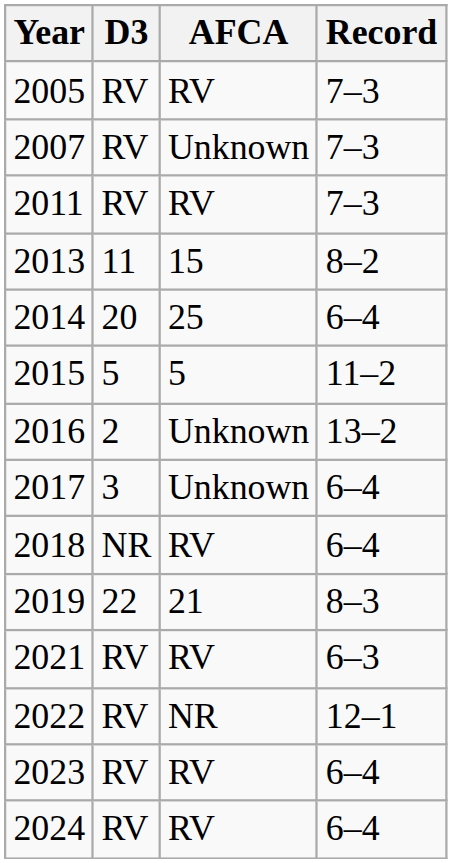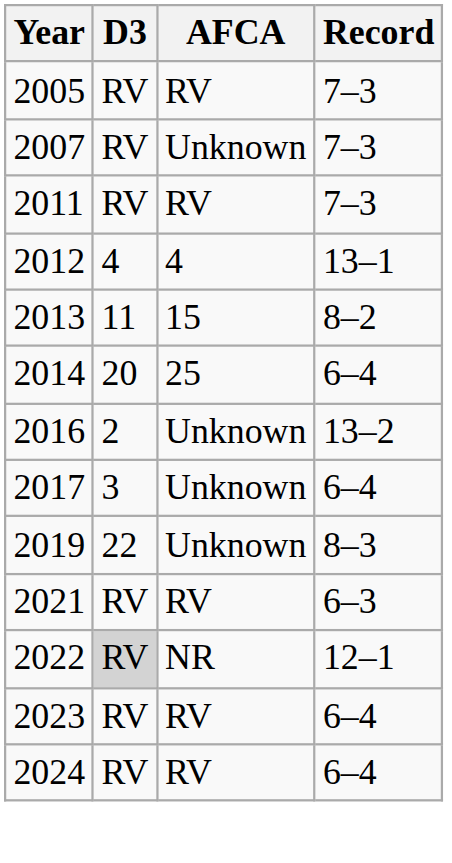+ row: (49, 260)
- row: (49, 373)
- row: (49, 544)
(186, 601) 21 -> (236, 544) Unknown
(125, 714) no background -> (125, 658) lightgrey background
